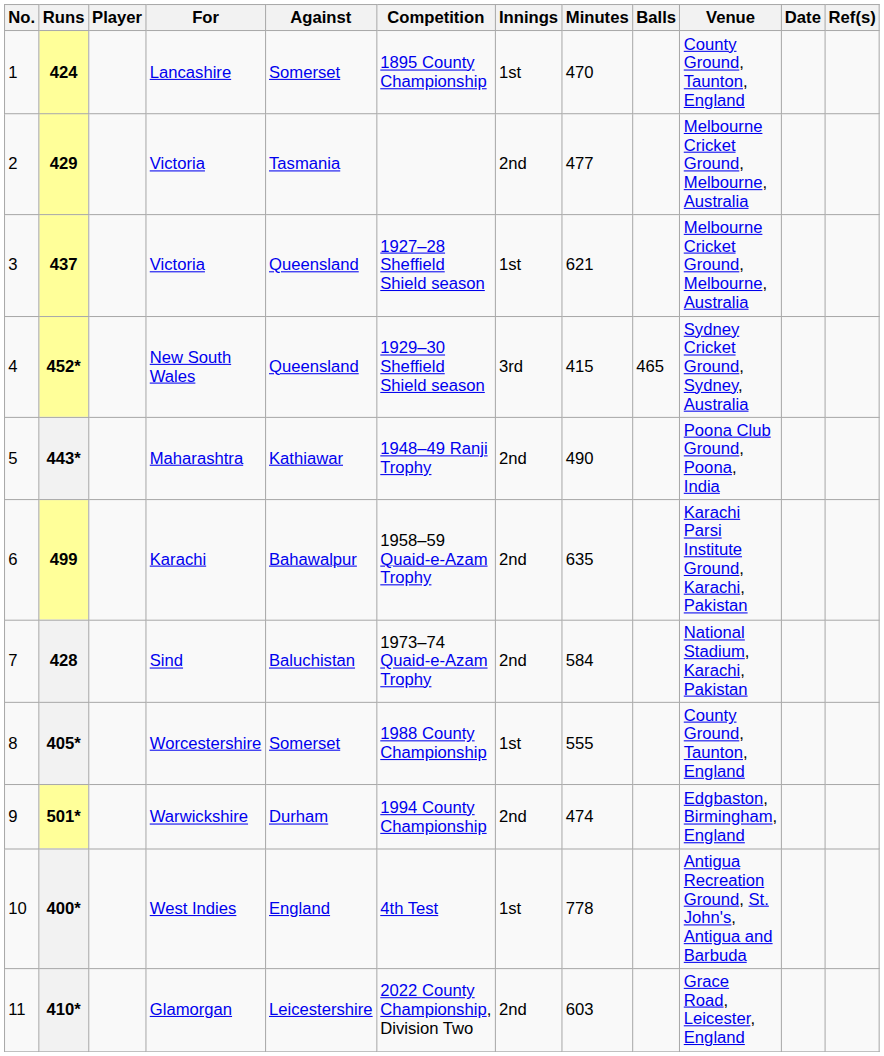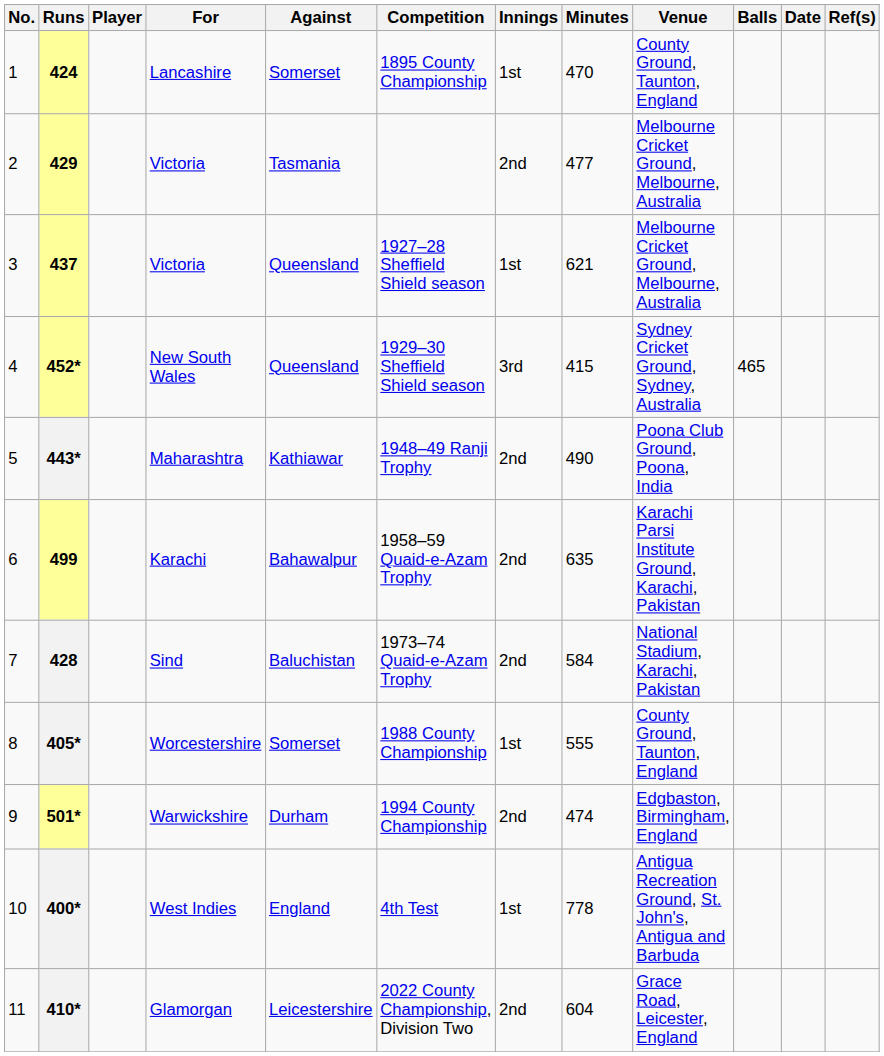columns swapped: (656, 17) <-> (730, 17)
(580, 1009) 603 -> (580, 1009) 604
